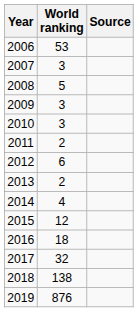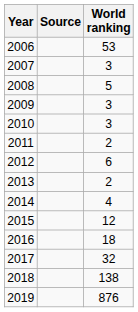columns swapped: (62, 21) <-> (110, 21)
